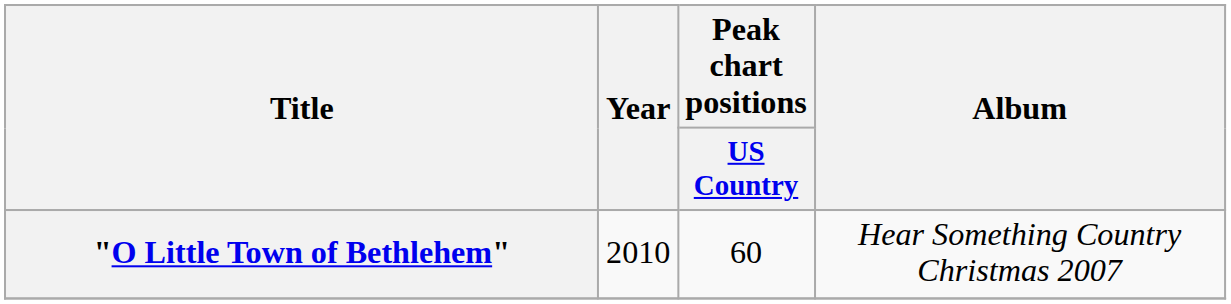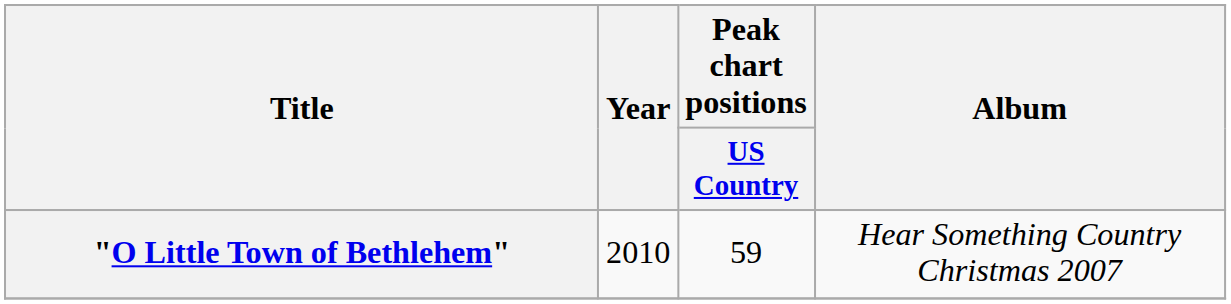(746, 253) 60 -> (746, 253) 59
